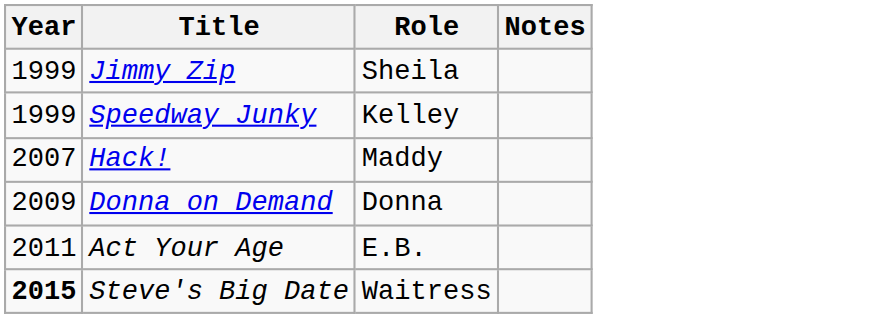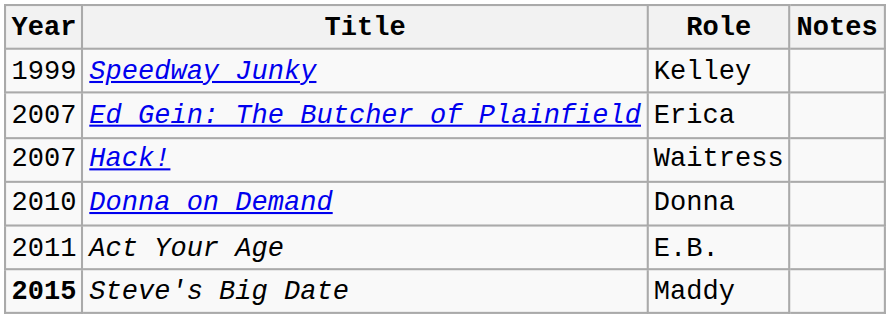- row: (162, 71)
+ row: (365, 115)
(402, 159) Maddy -> (719, 159) Waitress
(44, 203) 2009 -> (44, 203) 2010
(427, 291) Waitress -> (694, 291) Maddy
